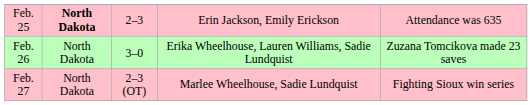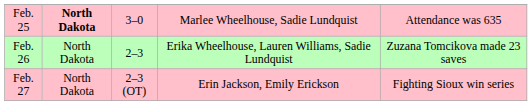(134, 20) 2–3 -> (134, 20) 3–0
(269, 20) Erin Jackson, Emily Erickson -> (269, 20) Marlee Wheelhouse, Sadie Lundquist
(134, 52) 3–0 -> (134, 52) 2–3
(269, 84) Marlee Wheelhouse, Sadie Lundquist -> (269, 84) Erin Jackson, Emily Erickson
